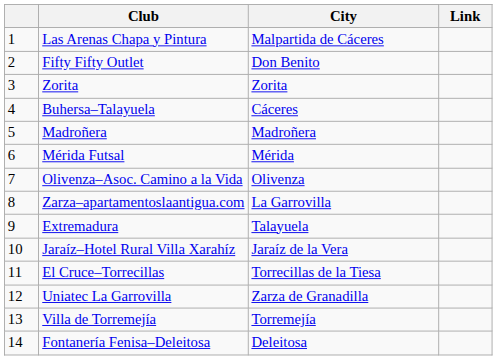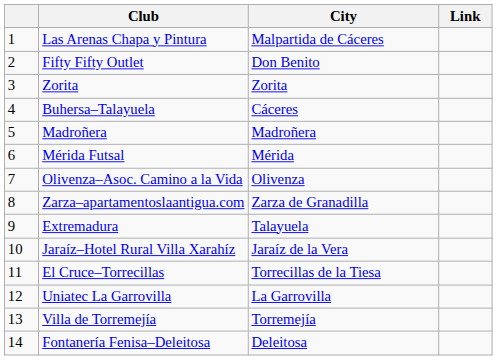(291, 202) La Garrovilla -> (310, 202) Zarza de Granadilla
(310, 296) Zarza de Granadilla -> (291, 296) La Garrovilla
